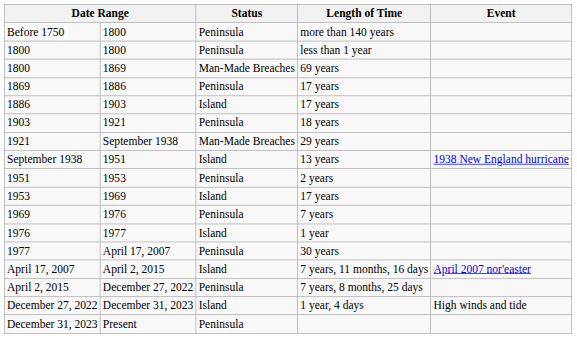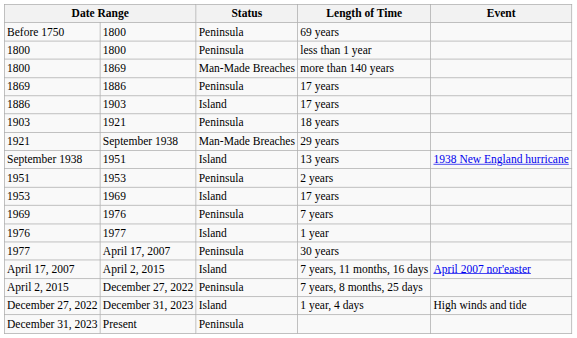(347, 31) more than 140 years -> (320, 31) 69 years
(320, 68) 69 years -> (347, 68) more than 140 years
